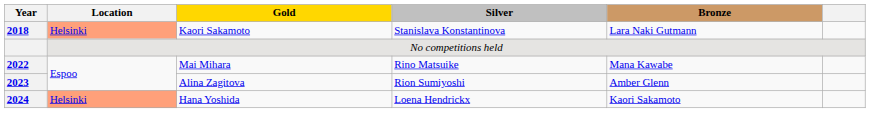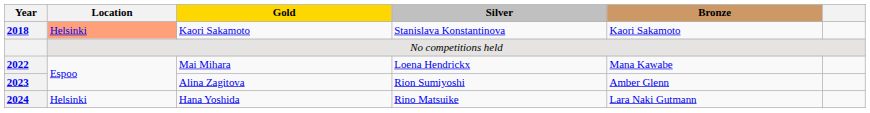(653, 30) Lara Naki Gutmann -> (645, 30) Kaori Sakamoto
(426, 64) Rino Matsuike -> (432, 64) Loena Hendrickx
(68, 99) lightsalmon background -> (68, 99) no background
(432, 99) Loena Hendrickx -> (426, 99) Rino Matsuike
(645, 99) Kaori Sakamoto -> (653, 99) Lara Naki Gutmann
